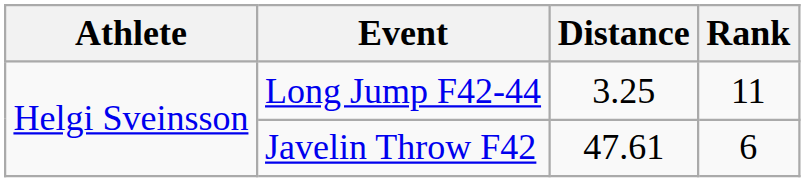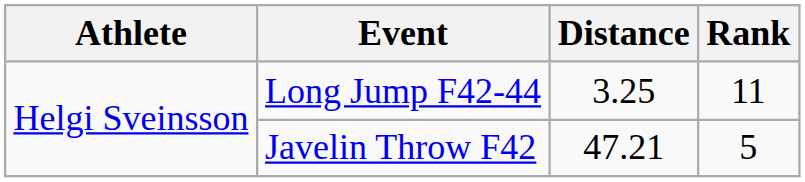(624, 147) 47.61 -> (624, 147) 47.21
(748, 147) 6 -> (748, 147) 5
